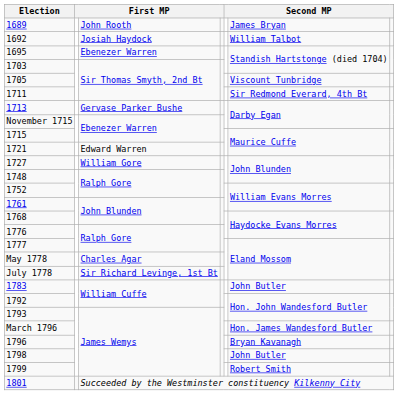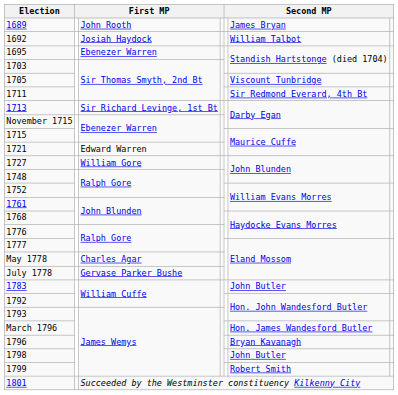(131, 108) Gervase Parker Bushe -> (149, 108) Sir Richard Levinge, 1st Bt
(149, 273) Sir Richard Levinge, 1st Bt -> (131, 273) Gervase Parker Bushe
